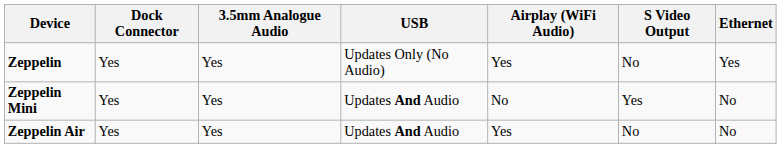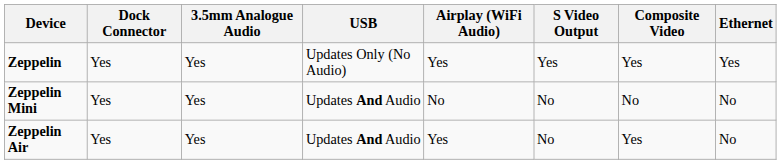+ column: (667, 23)
(631, 62) No -> (547, 62) Yes
(632, 101) Yes -> (546, 101) No
